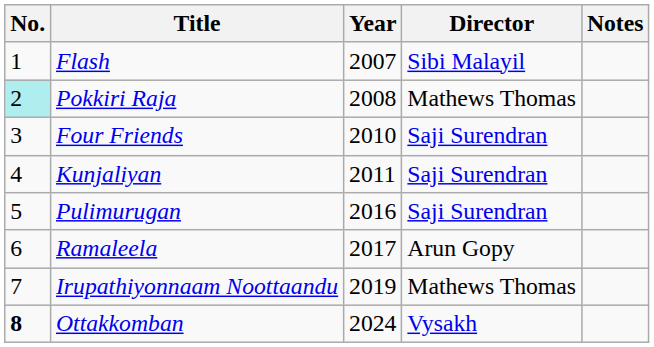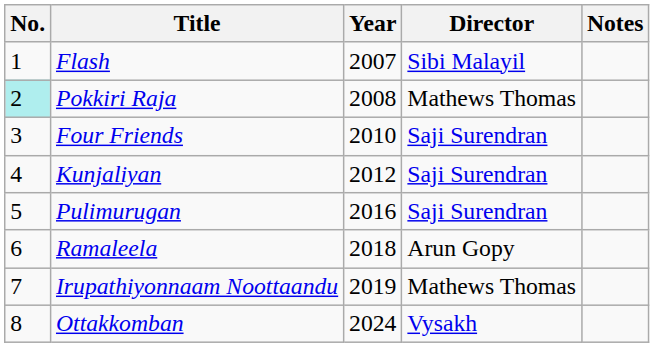(372, 173) 2011 -> (373, 173) 2012
(373, 248) 2017 -> (373, 248) 2018
(16, 323) bold -> (16, 323) normal
